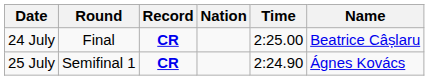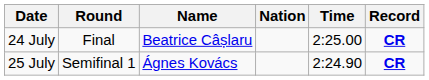columns swapped: (365, 16) <-> (168, 16)
